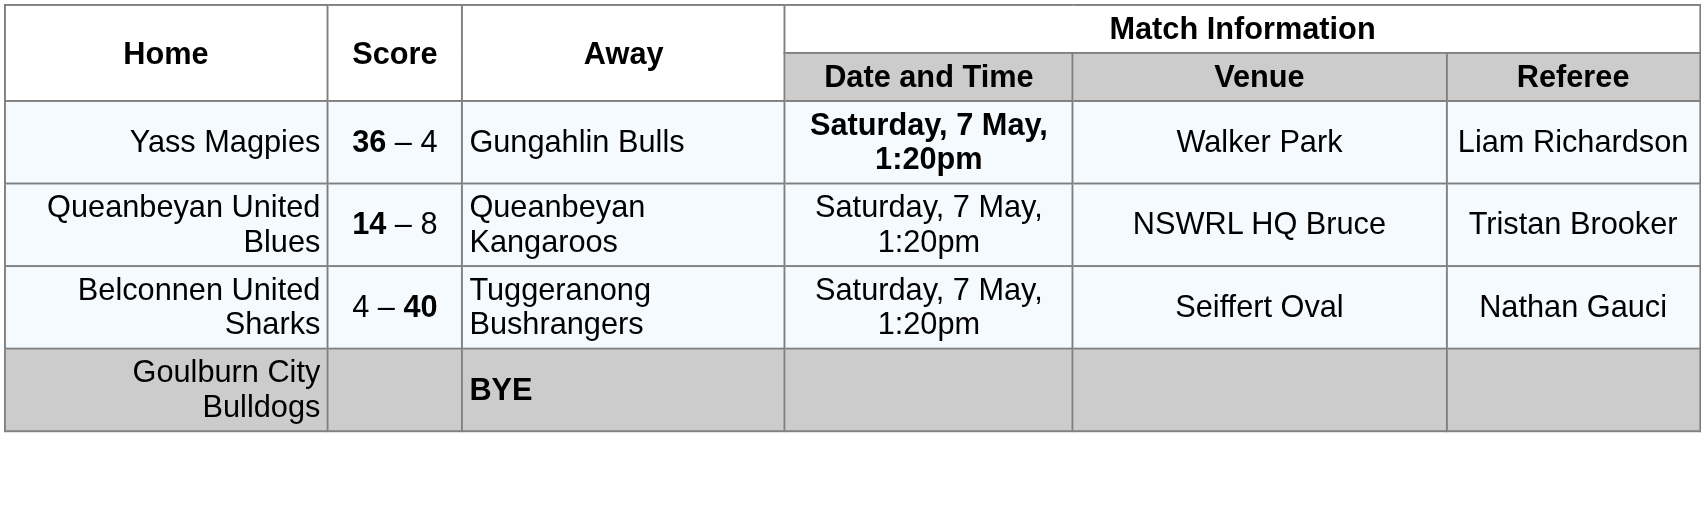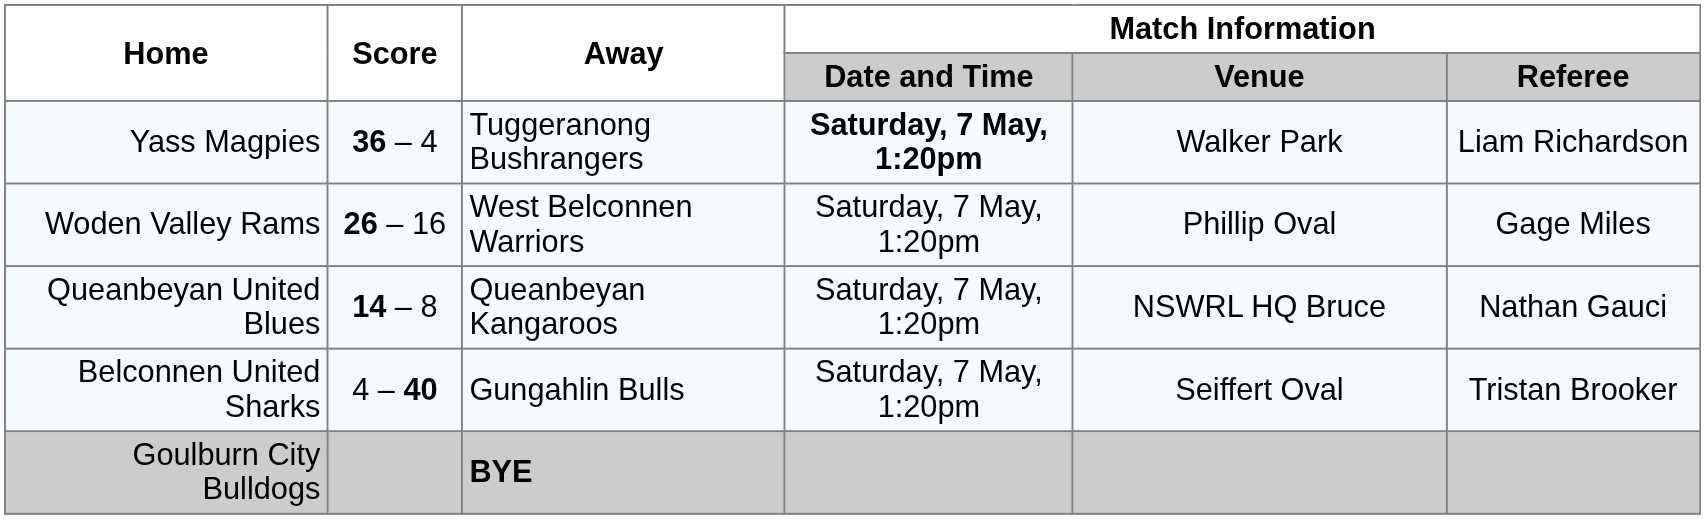(577, 141) Gungahlin Bulls -> (560, 141) Tuggeranong Bushrangers
+ row: (183, 224)
(1573, 224) Tristan Brooker -> (1573, 306) Nathan Gauci
(560, 306) Tuggeranong Bushrangers -> (577, 389) Gungahlin Bulls
(1573, 306) Nathan Gauci -> (1573, 389) Tristan Brooker
